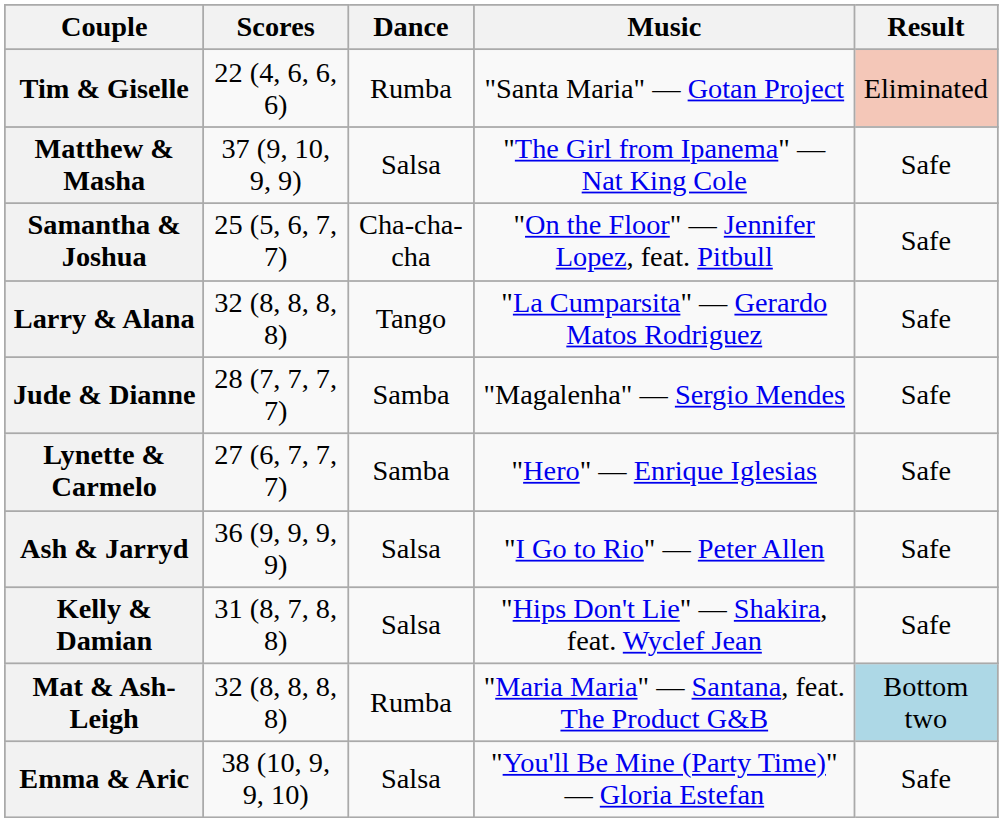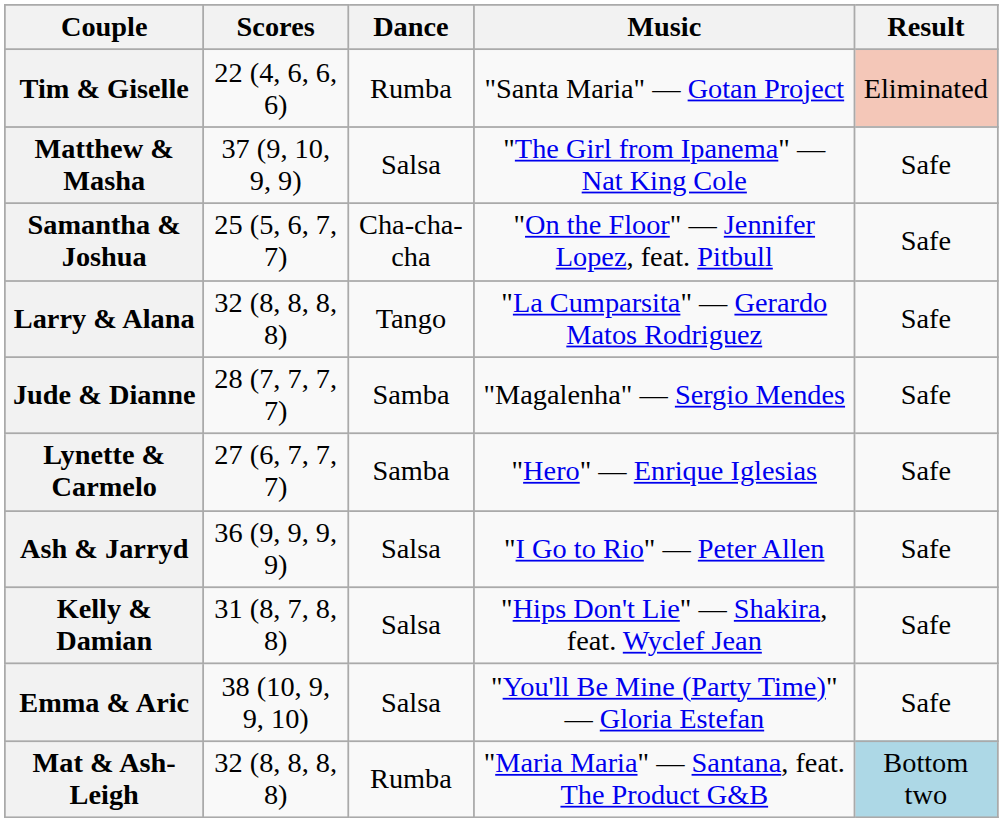rows swapped: (104, 701) <-> (104, 778)
